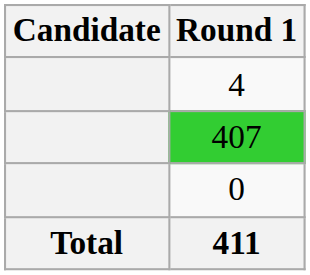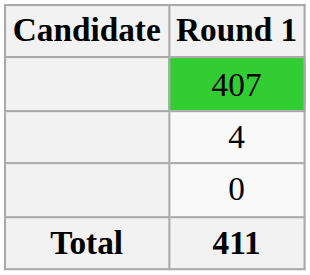rows swapped: (237, 136) <-> (237, 83)
